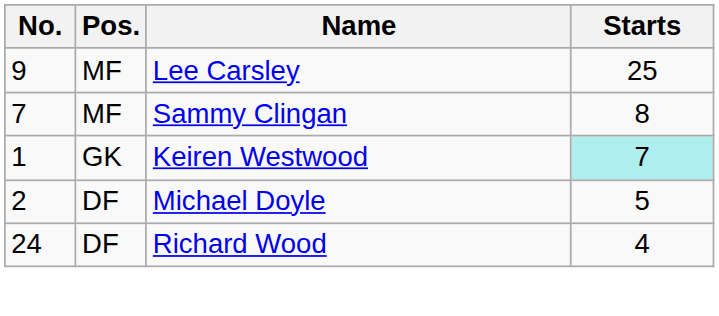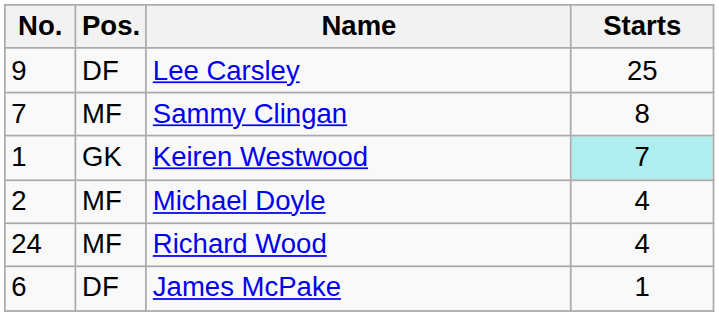(102, 69) MF -> (100, 69) DF
(100, 200) DF -> (102, 200) MF
(642, 200) 5 -> (642, 200) 4
(100, 244) DF -> (102, 244) MF
+ row: (247, 288)
